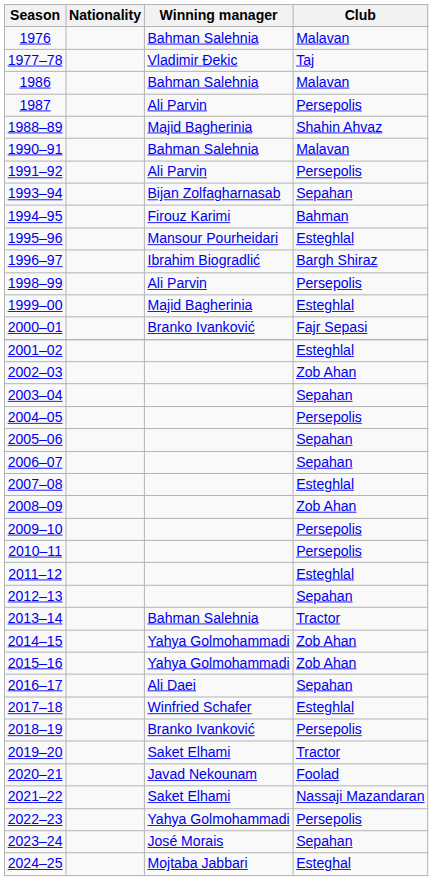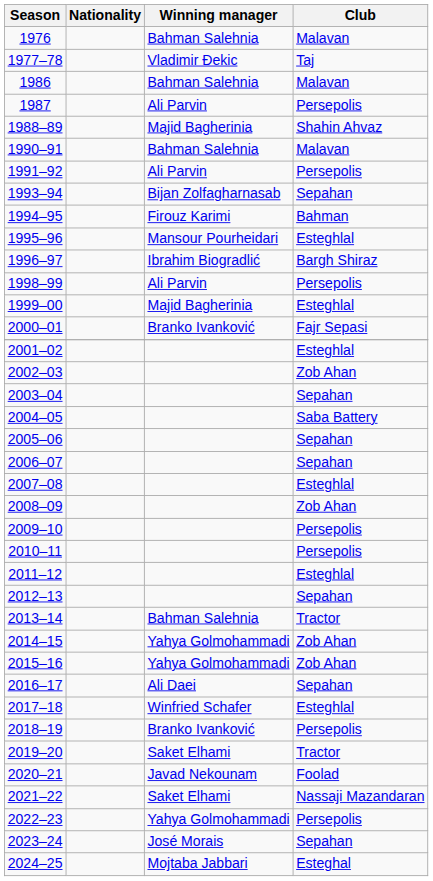(329, 417) Persepolis -> (337, 417) Saba Battery
